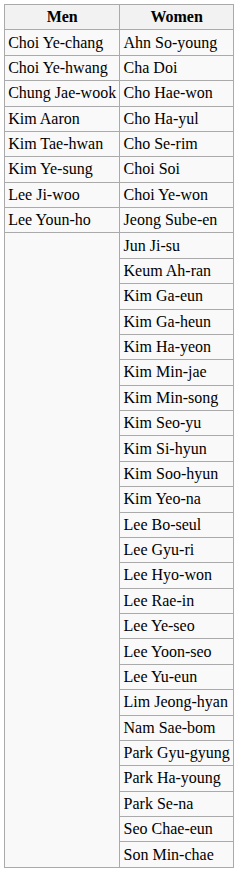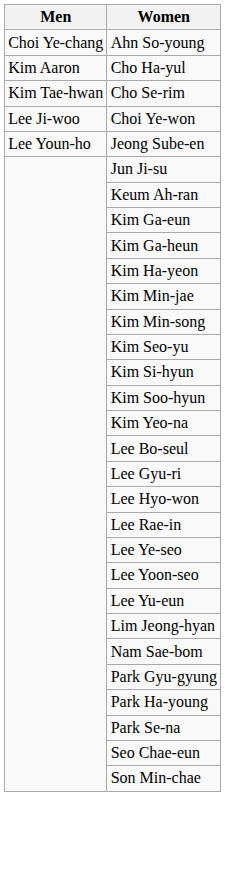- row: (150, 67)
- row: (168, 93)
- row: (152, 169)
